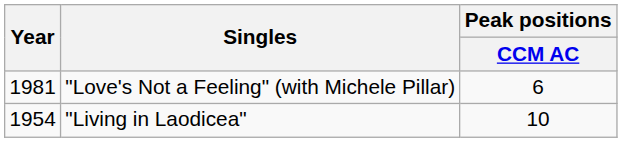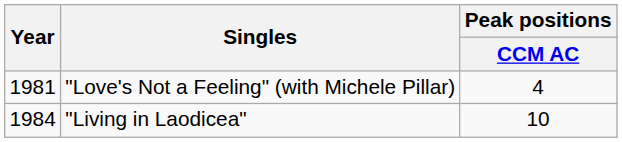(538, 86) 6 -> (538, 86) 4
(33, 119) 1954 -> (33, 119) 1984
